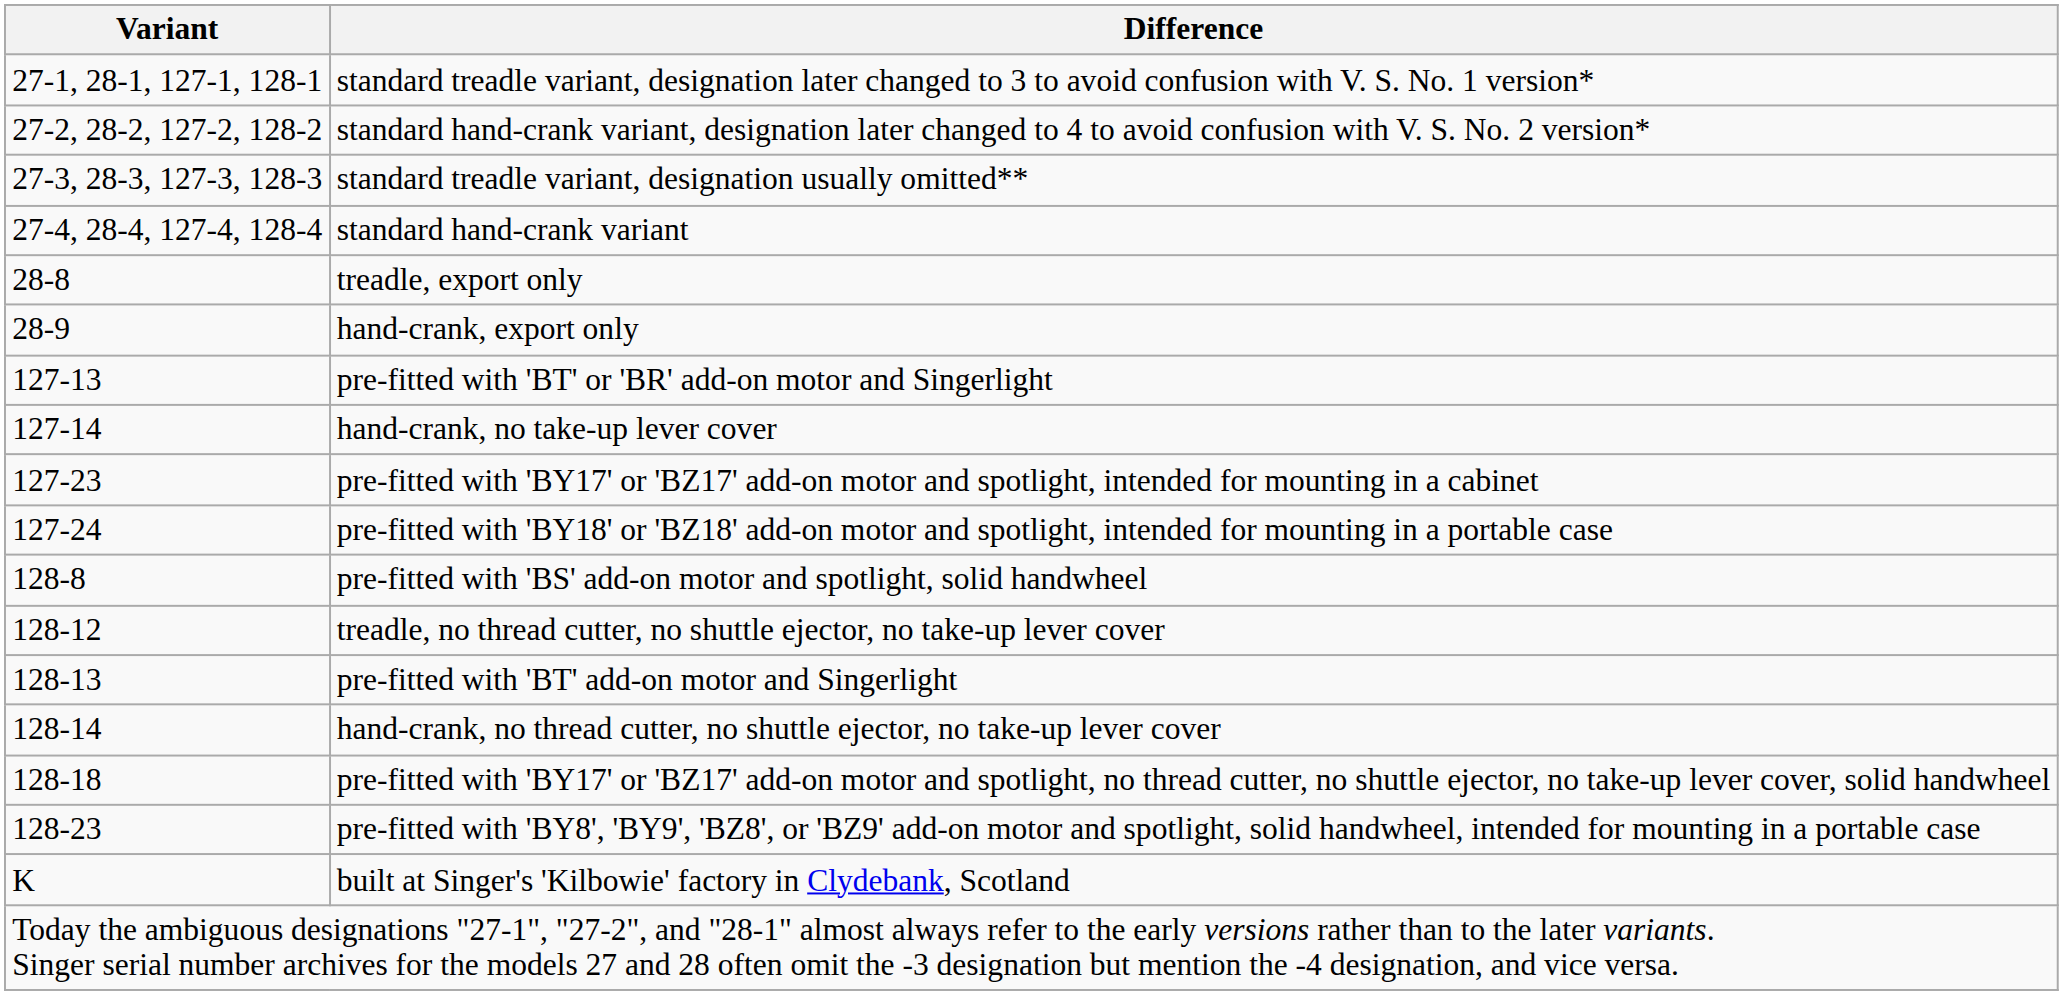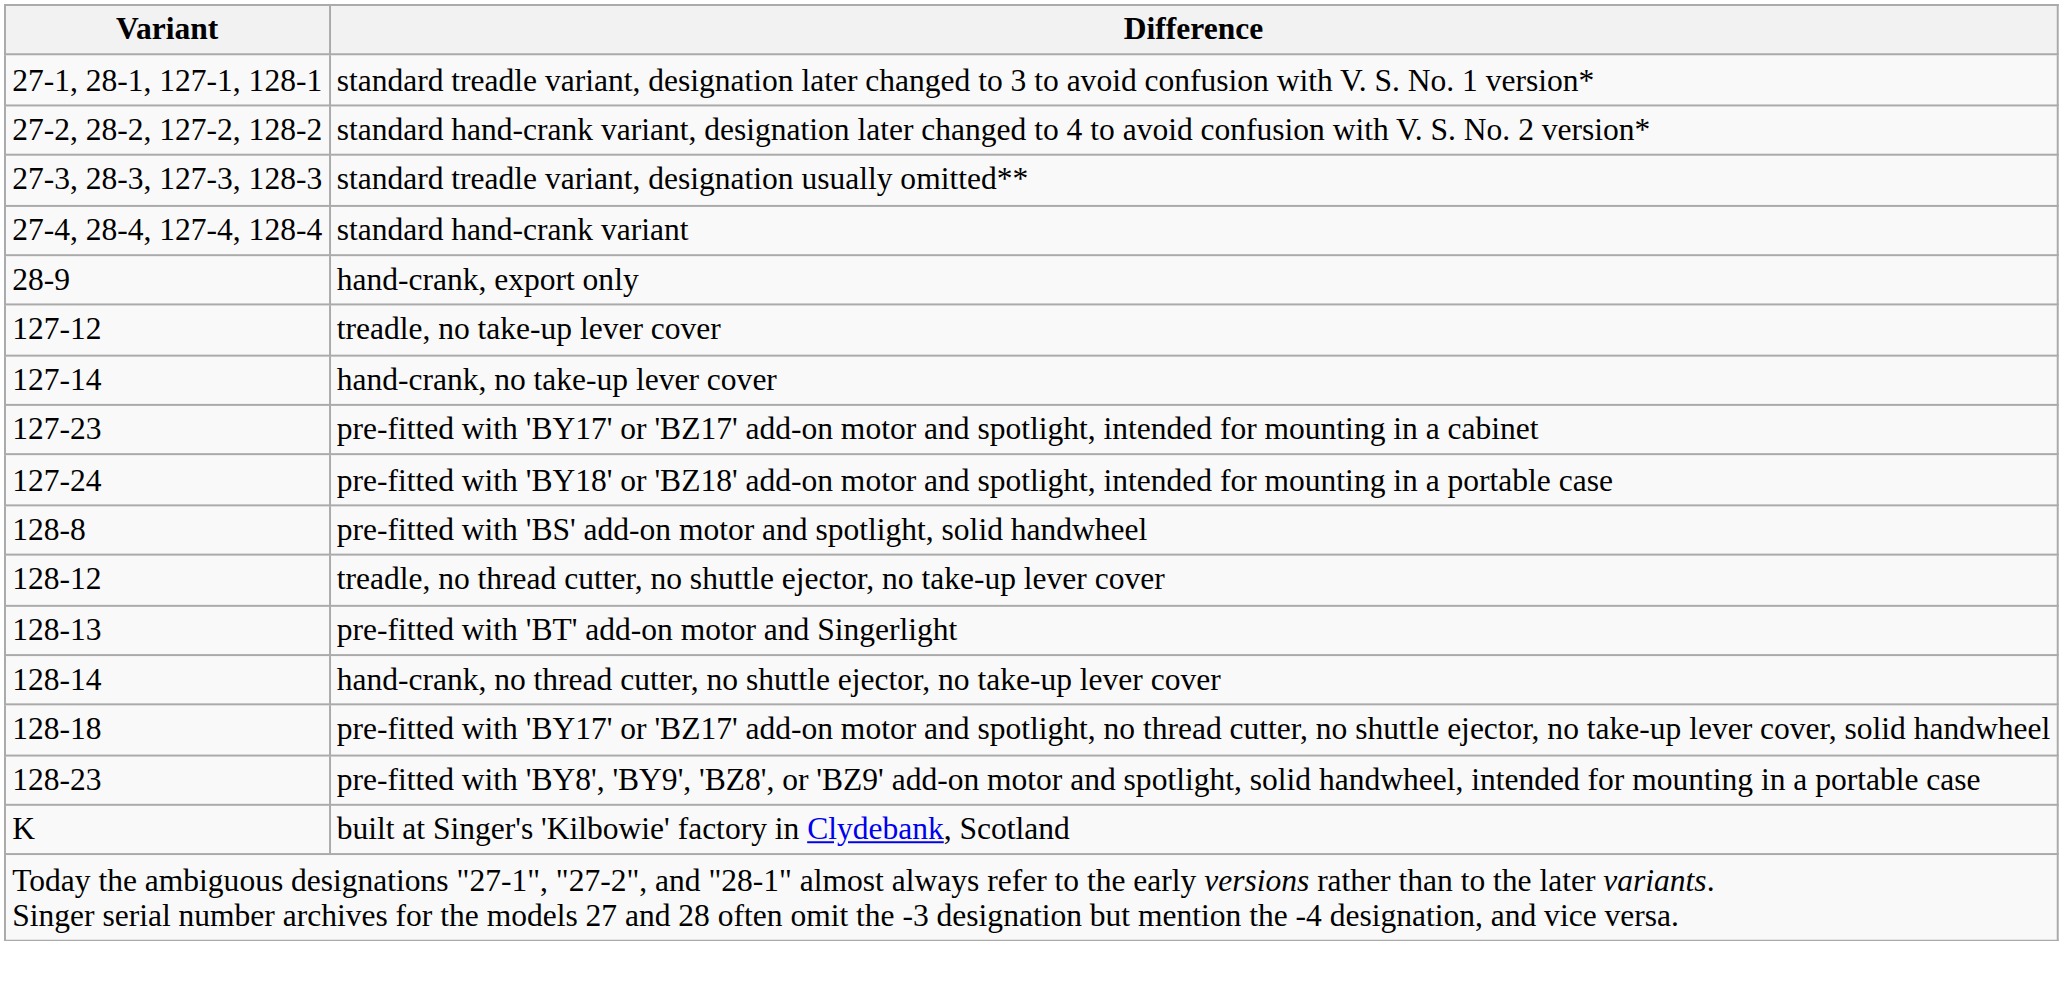- row: (460, 279)
+ row: (529, 329)
- row: (695, 379)
